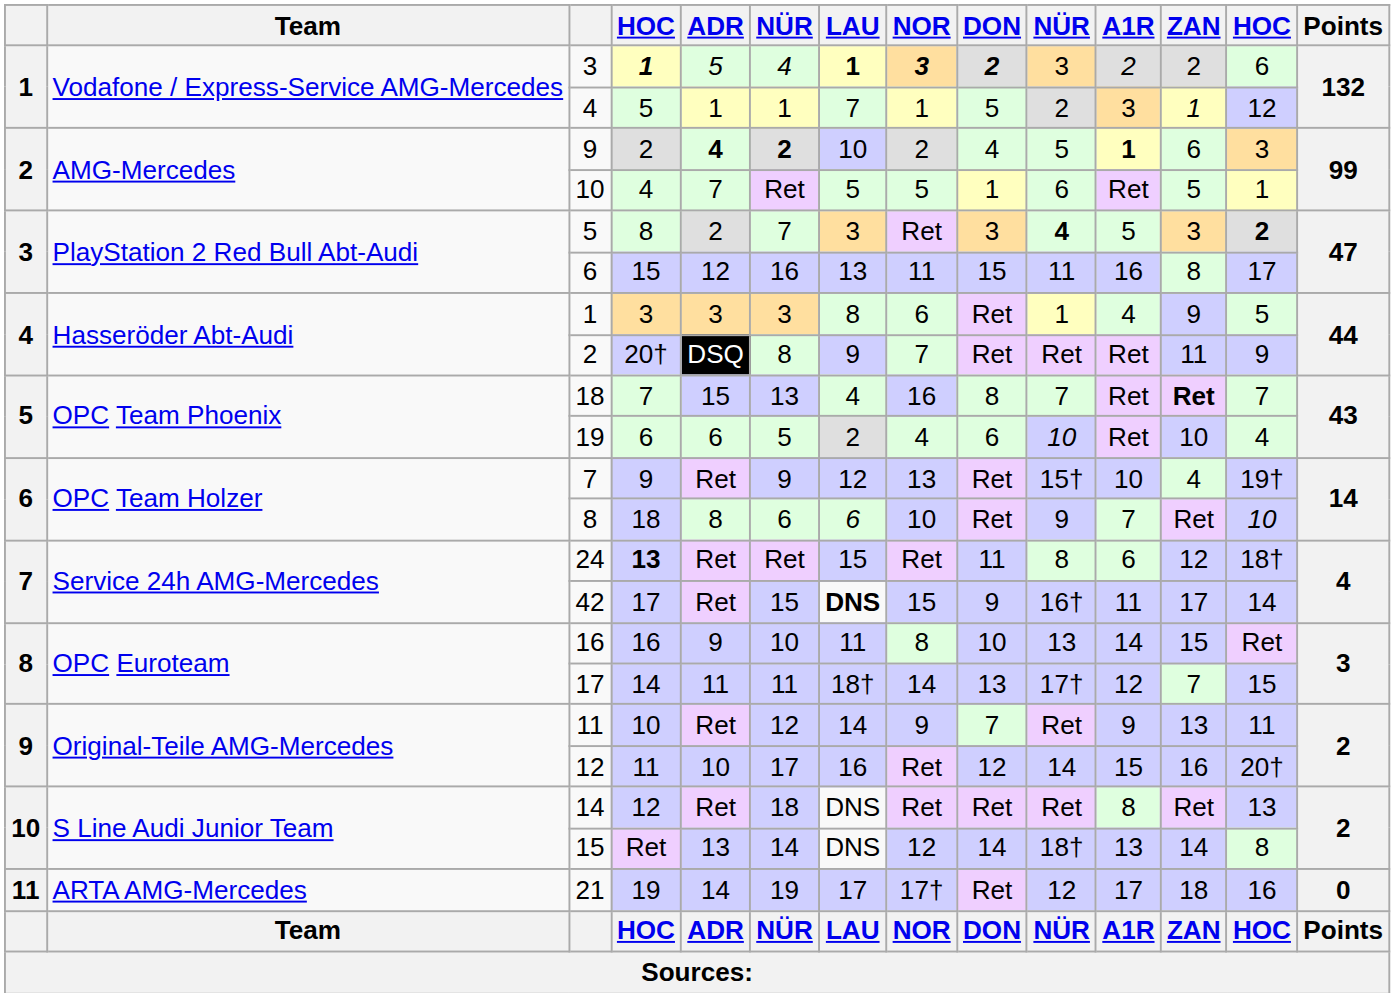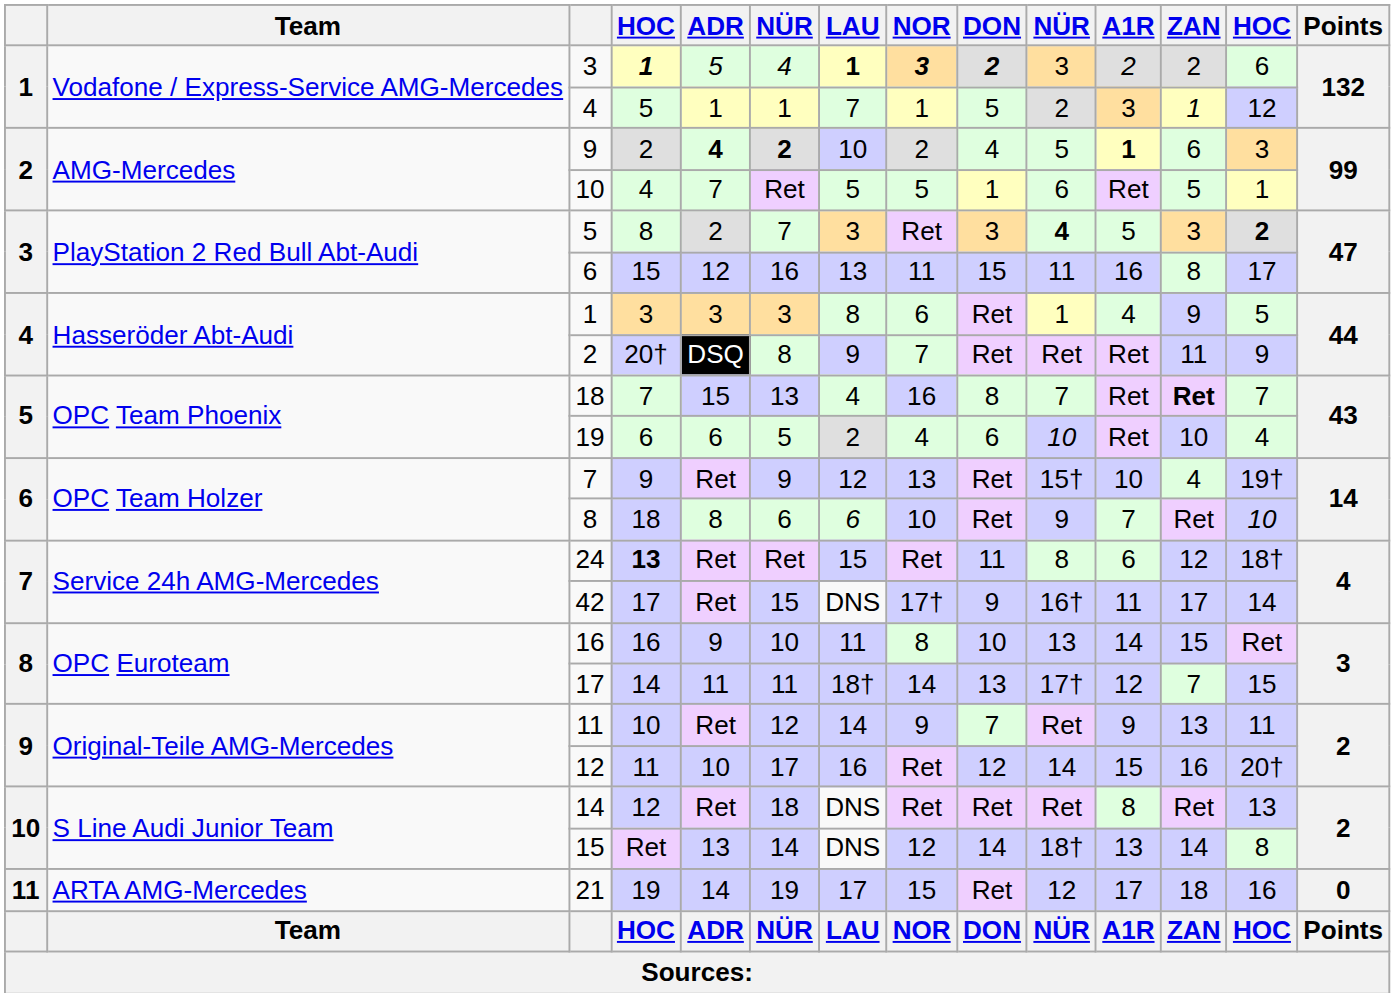(853, 601) bold -> (853, 601) normal
(922, 601) 15 -> (922, 601) 17†
(922, 889) 17† -> (922, 889) 15
